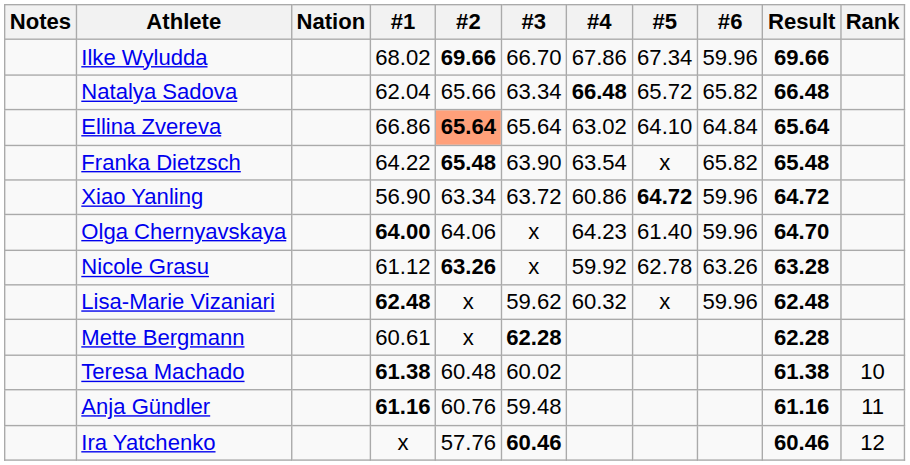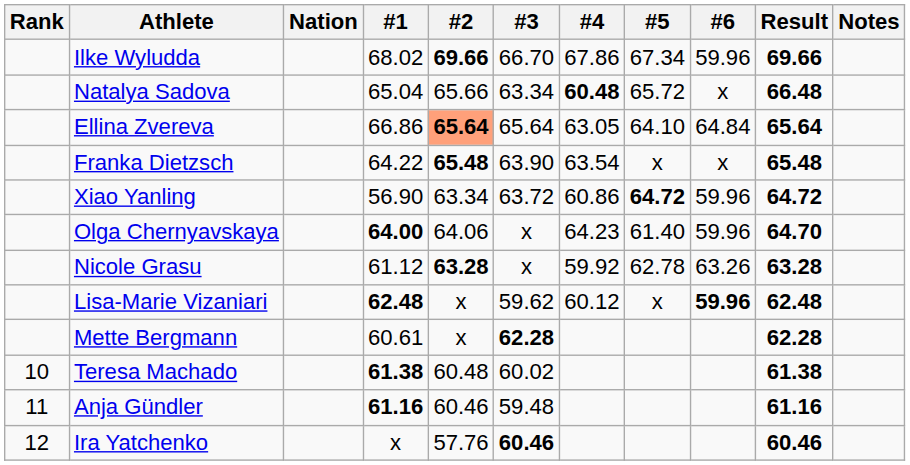columns swapped: (873, 22) <-> (40, 22)
(403, 92) 62.04 -> (396, 92) 65.04
(599, 92) 66.48 -> (592, 92) 60.48
(730, 92) 65.82 -> (723, 92) x
(599, 127) 63.02 -> (592, 127) 63.05
(730, 162) 65.82 -> (723, 162) x
(468, 267) 63.26 -> (461, 267) 63.28
(599, 302) 60.32 -> (592, 302) 60.12
(730, 302) normal -> (723, 302) bold
(468, 407) 60.76 -> (461, 407) 60.46
